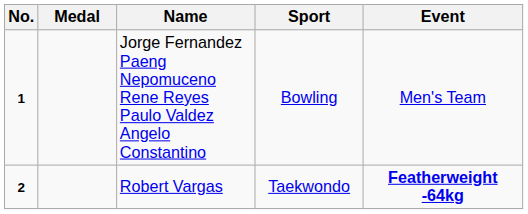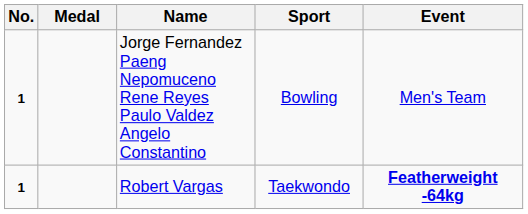(21, 187) 2 -> (21, 187) 1
